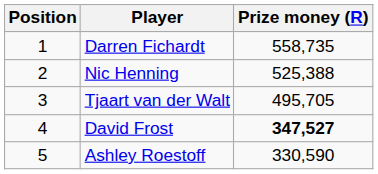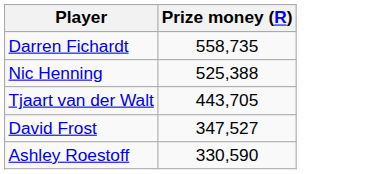- column: (43, 18)
(303, 100) 495,705 -> (227, 100) 443,705
(303, 127) bold -> (227, 127) normal
